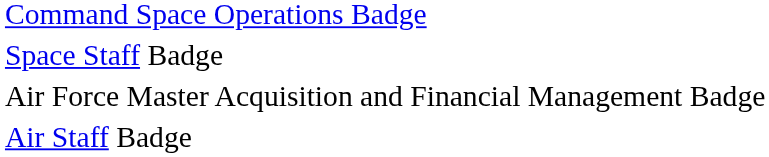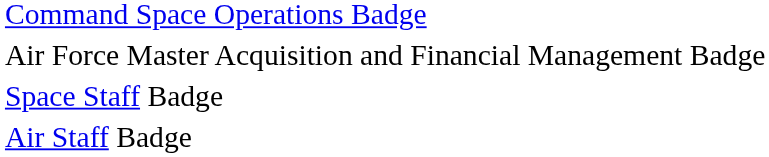rows swapped: (385, 96) <-> (114, 55)
